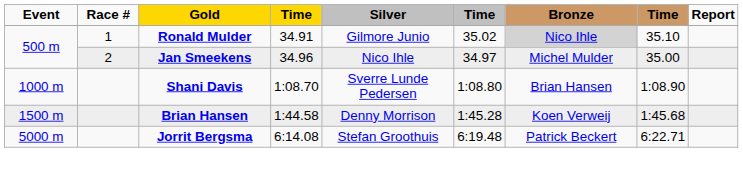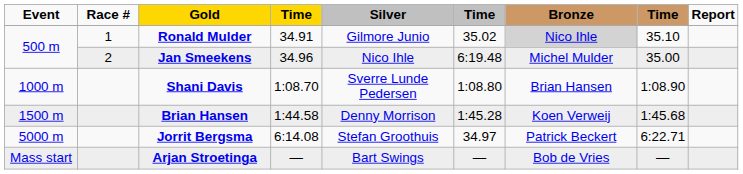(480, 57) 34.97 -> (480, 57) 6:19.48
(480, 136) 6:19.48 -> (480, 136) 34.97
+ row: (205, 158)
